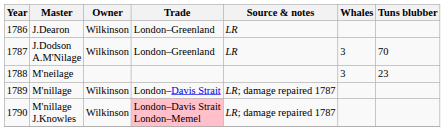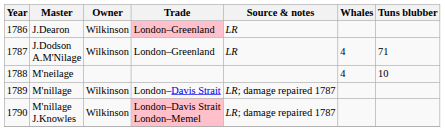(174, 29) no background -> (174, 29) pink background
(343, 51) 3 -> (343, 51) 4
(383, 51) 70 -> (383, 51) 71
(343, 73) 3 -> (343, 73) 4
(383, 73) 23 -> (383, 73) 10
